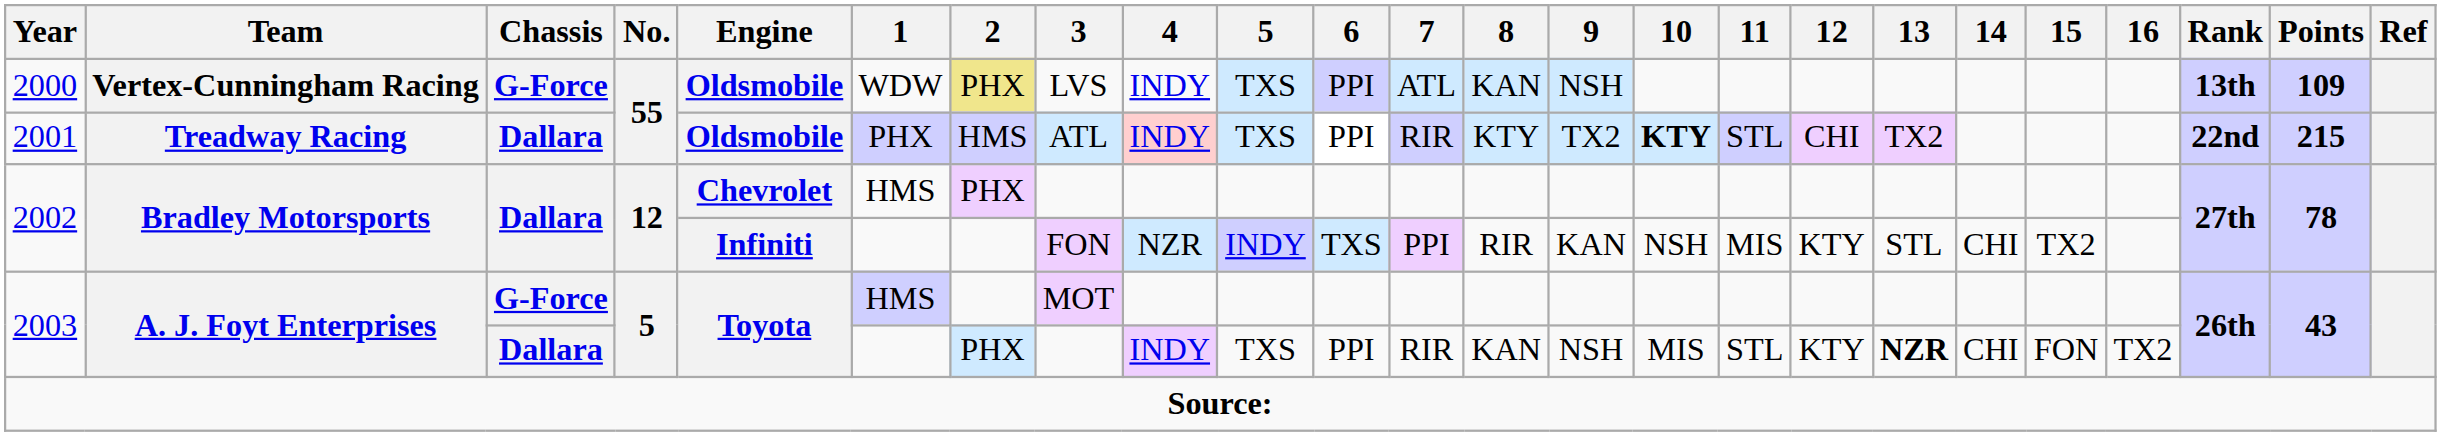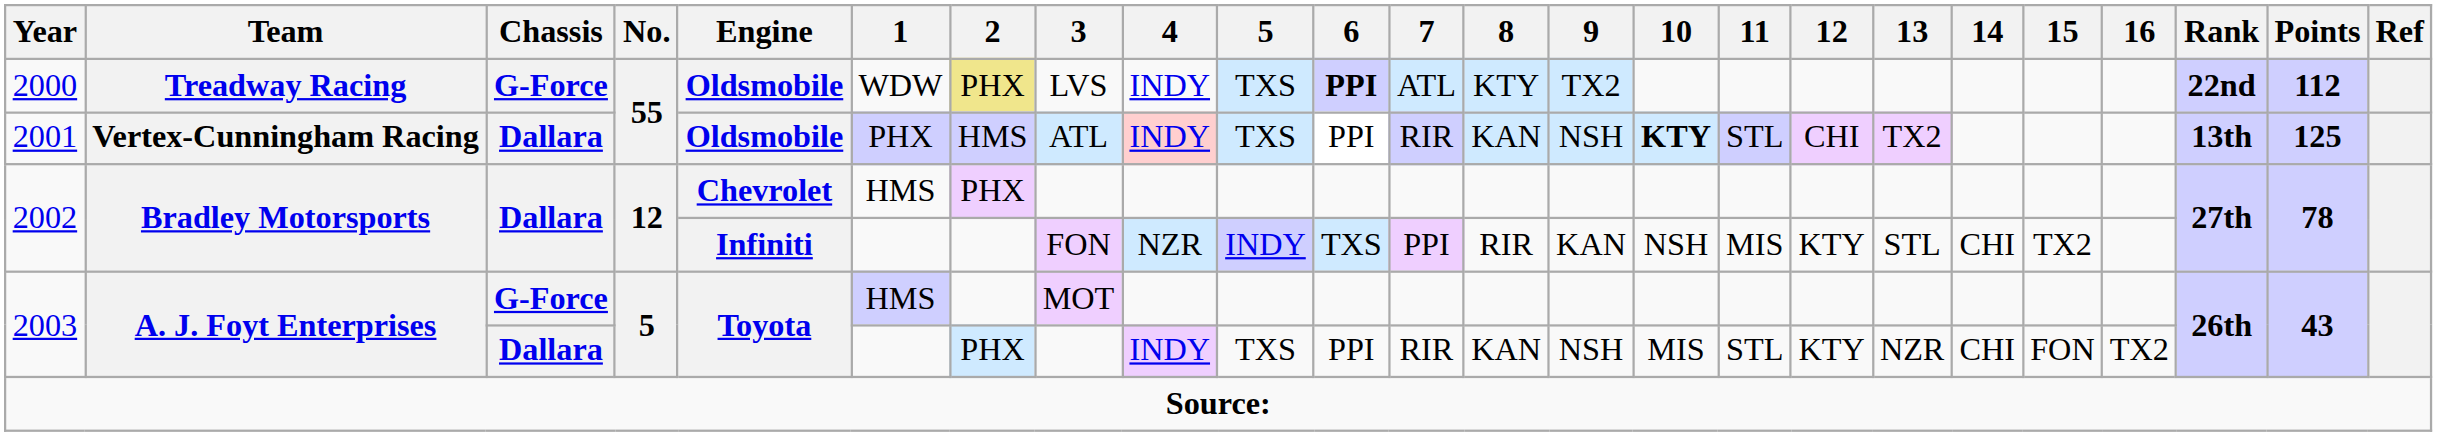(286, 84) Vertex-Cunningham Racing -> (286, 84) Treadway Racing
(1351, 84) normal -> (1351, 84) bold
(1506, 84) KAN -> (1506, 84) KTY
(1591, 84) NSH -> (1591, 84) TX2
(2225, 84) 13th -> (2222, 84) 22nd
(2321, 84) 109 -> (2317, 84) 112
(286, 137) Treadway Racing -> (286, 137) Vertex-Cunningham Racing
(1506, 137) KTY -> (1506, 137) KAN
(1591, 137) TX2 -> (1591, 137) NSH
(2225, 137) 22nd -> (2222, 137) 13th
(2321, 137) 215 -> (2317, 137) 125
(1914, 350) bold -> (1912, 350) normal
